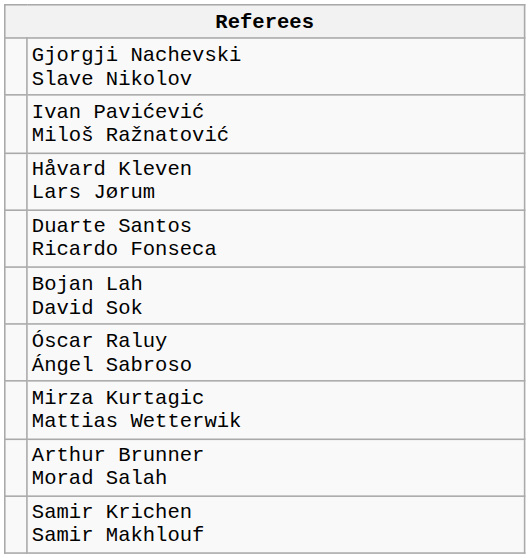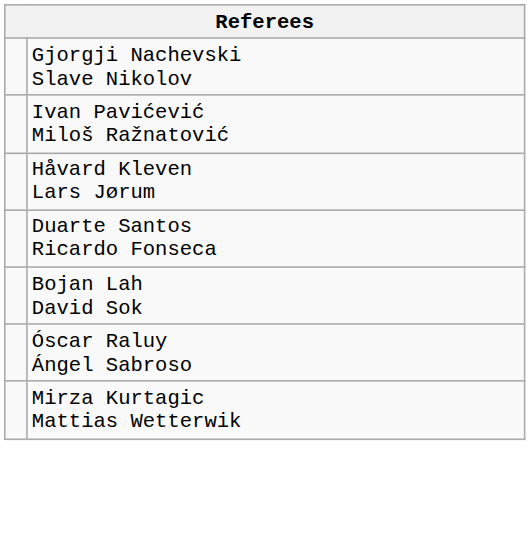- row: (118, 467)
- row: (118, 524)
